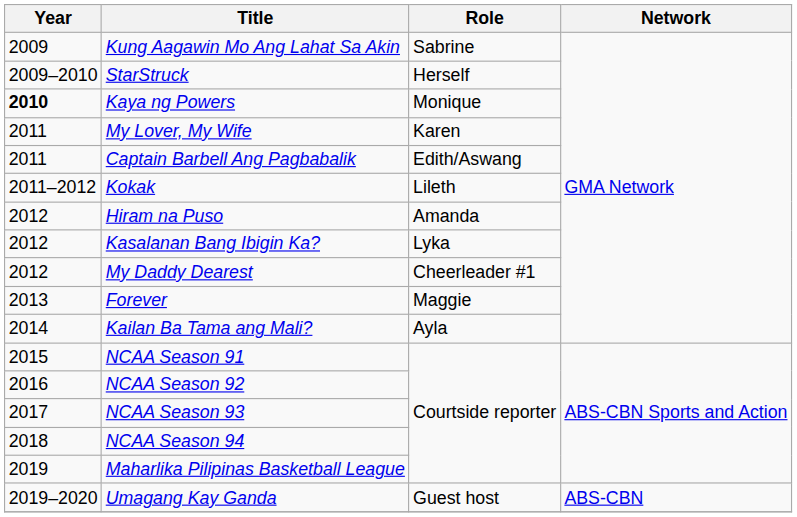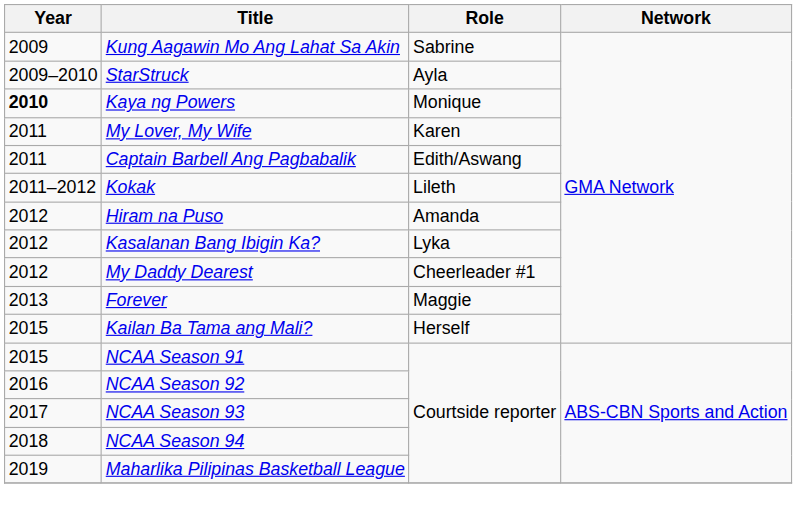(441, 74) Herself -> (430, 74) Ayla
(28, 328) 2014 -> (28, 328) 2015
(430, 328) Ayla -> (441, 328) Herself
- row: (191, 497)
